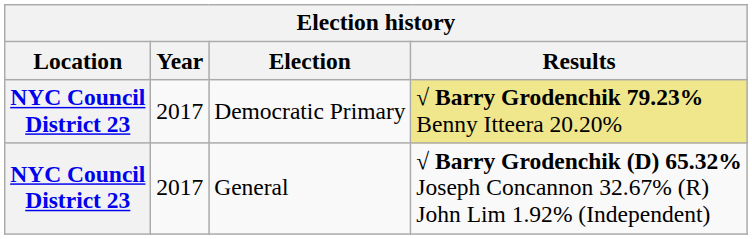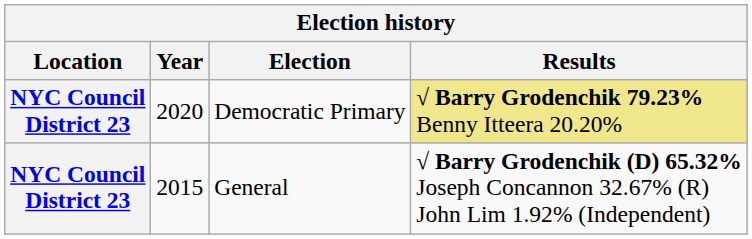(180, 110) 2017 -> (180, 110) 2020
(180, 187) 2017 -> (180, 187) 2015
